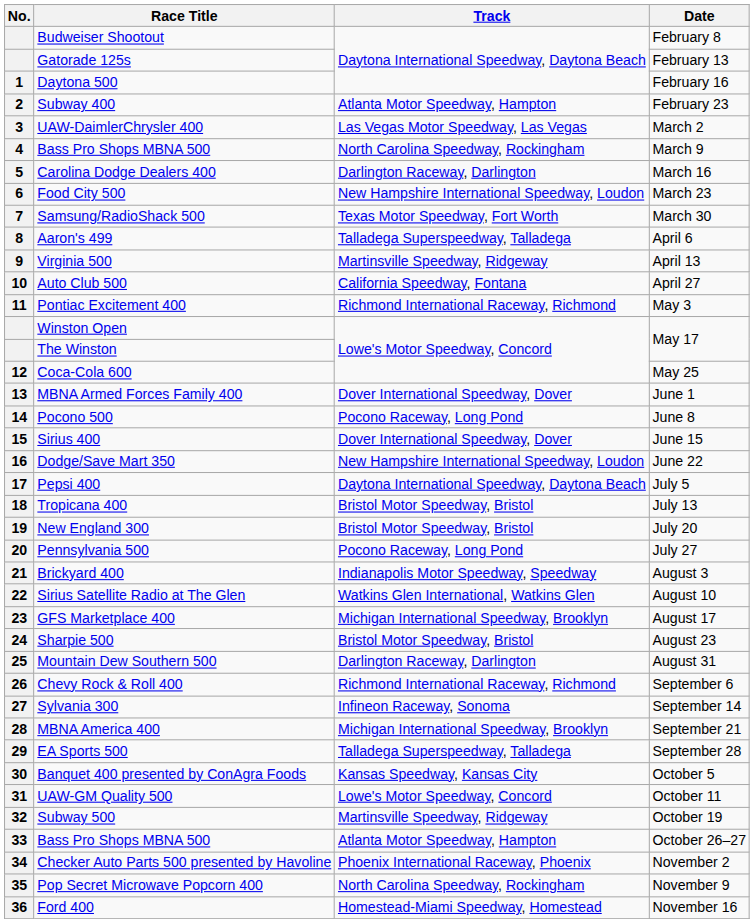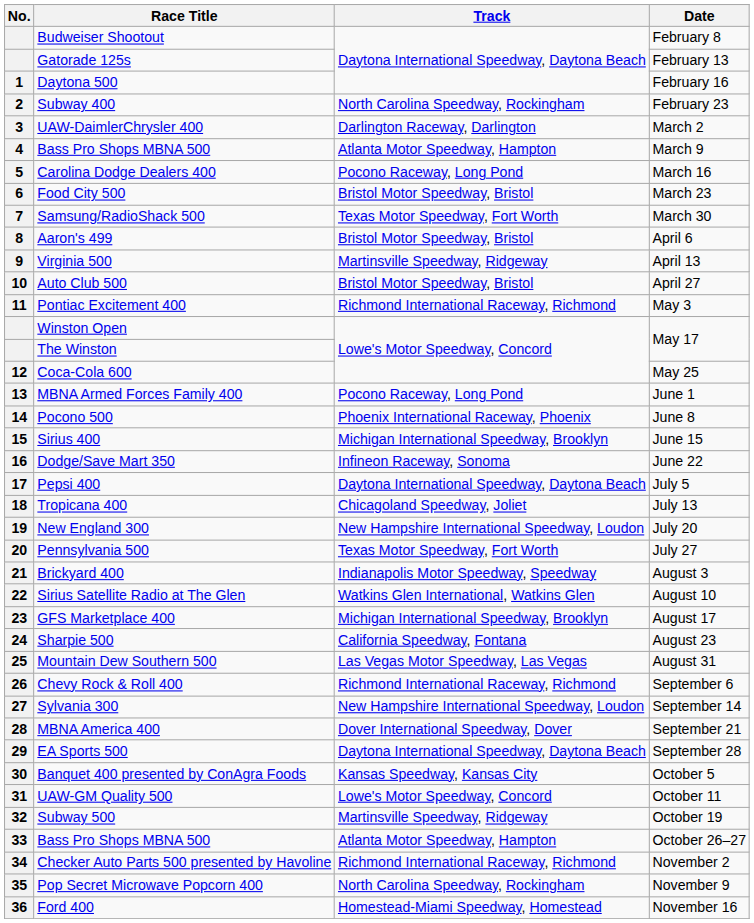(447, 104) Atlanta Motor Speedway, Hampton -> (461, 104) North Carolina Speedway, Rockingham
(462, 127) Las Vegas Motor Speedway, Las Vegas -> (437, 127) Darlington Raceway, Darlington
(461, 149) North Carolina Speedway, Rockingham -> (447, 149) Atlanta Motor Speedway, Hampton
(437, 171) Darlington Raceway, Darlington -> (431, 171) Pocono Raceway, Long Pond
(491, 194) New Hampshire International Speedway, Loudon -> (436, 194) Bristol Motor Speedway, Bristol
(454, 238) Talladega Superspeedway, Talladega -> (436, 238) Bristol Motor Speedway, Bristol
(432, 283) California Speedway, Fontana -> (436, 283) Bristol Motor Speedway, Bristol
(455, 394) Dover International Speedway, Dover -> (431, 394) Pocono Raceway, Long Pond
(431, 417) Pocono Raceway, Long Pond -> (464, 417) Phoenix International Raceway, Phoenix
(455, 439) Dover International Speedway, Dover -> (473, 439) Michigan International Speedway, Brooklyn
(491, 461) New Hampshire International Speedway, Loudon -> (424, 461) Infineon Raceway, Sonoma
(436, 506) Bristol Motor Speedway, Bristol -> (432, 506) Chicagoland Speedway, Joliet
(436, 528) Bristol Motor Speedway, Bristol -> (491, 528) New Hampshire International Speedway, Loudon
(431, 550) Pocono Raceway, Long Pond -> (448, 550) Texas Motor Speedway, Fort Worth
(436, 640) Bristol Motor Speedway, Bristol -> (432, 640) California Speedway, Fontana
(437, 662) Darlington Raceway, Darlington -> (462, 662) Las Vegas Motor Speedway, Las Vegas
(424, 706) Infineon Raceway, Sonoma -> (491, 706) New Hampshire International Speedway, Loudon
(473, 729) Michigan International Speedway, Brooklyn -> (455, 729) Dover International Speedway, Dover
(454, 751) Talladega Superspeedway, Talladega -> (492, 751) Daytona International Speedway, Daytona Beach
(464, 862) Phoenix International Raceway, Phoenix -> (477, 862) Richmond International Raceway, Richmond
